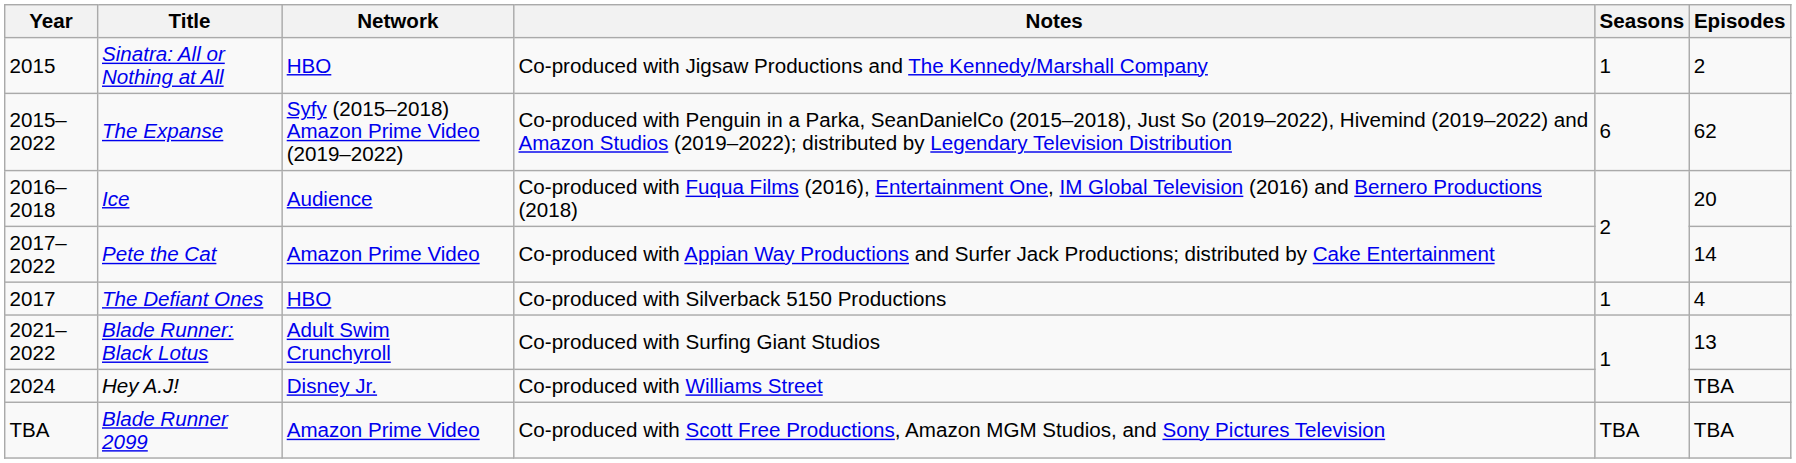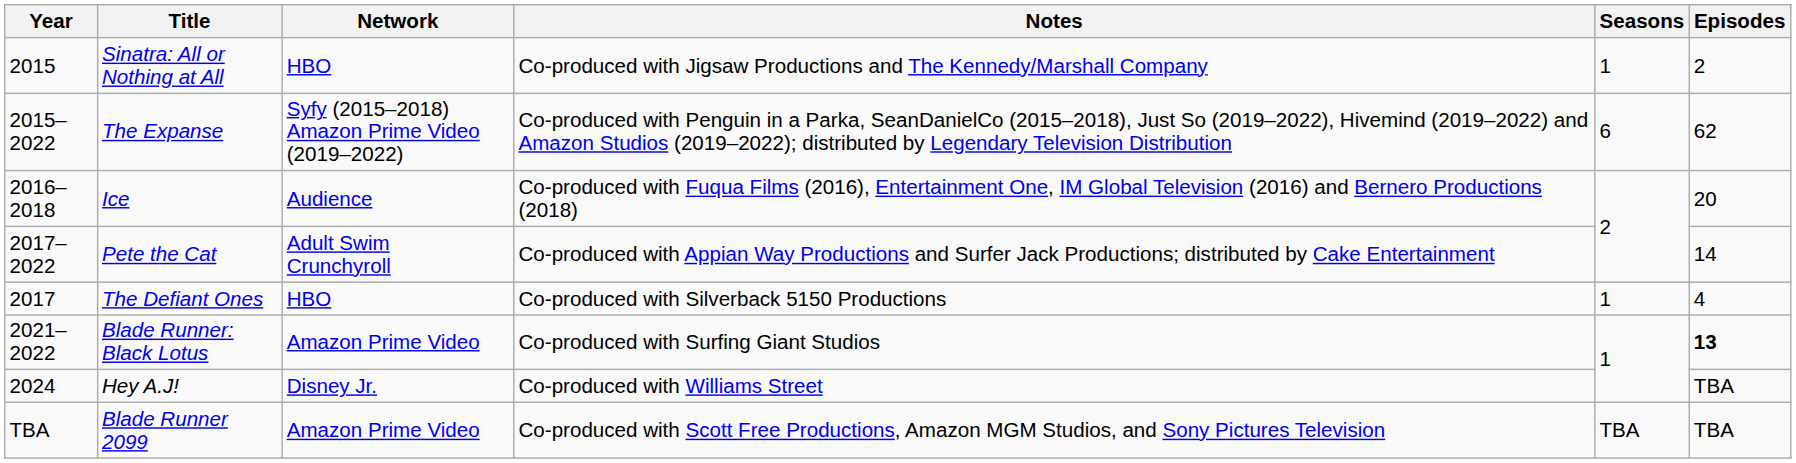(383, 254) Amazon Prime Video -> (339, 254) Adult Swim Crunchyroll
(339, 342) Adult Swim Crunchyroll -> (383, 342) Amazon Prime Video
(1705, 342) normal -> (1705, 342) bold
